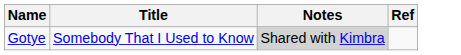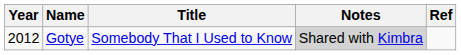+ column: (24, 15)
